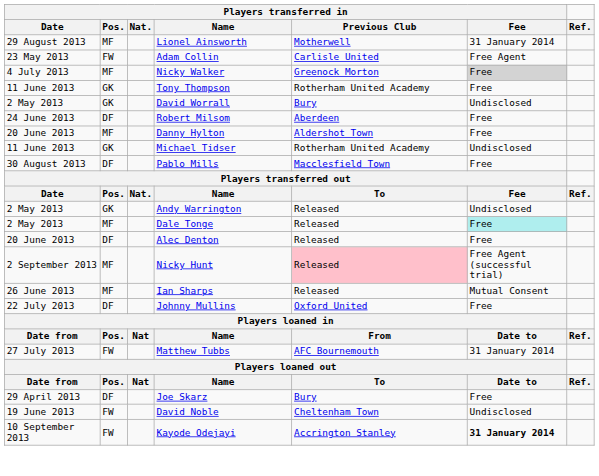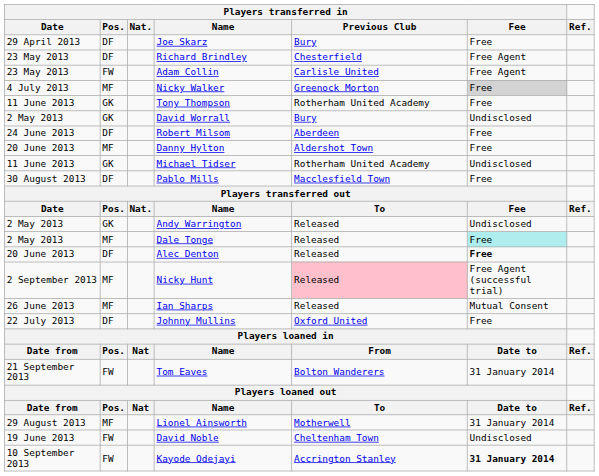rows swapped: (182, 397) <-> (202, 43)
+ row: (202, 58)
(481, 240) normal -> (481, 255) bold
- row: (193, 352)
+ row: (182, 372)
